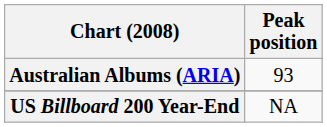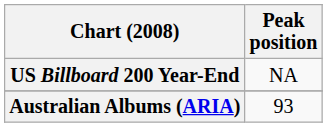rows swapped: (125, 74) <-> (125, 106)
